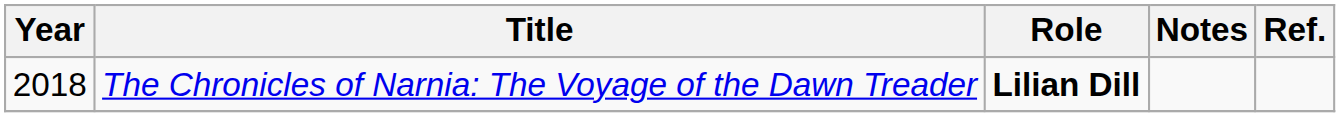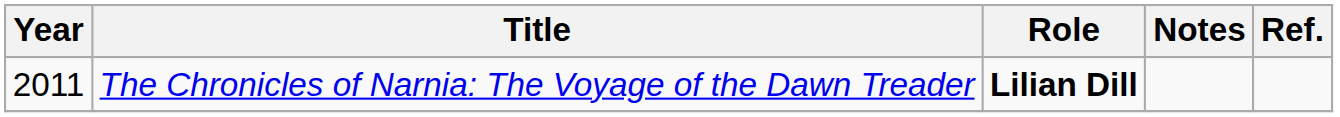(50, 83) 2018 -> (48, 83) 2011
